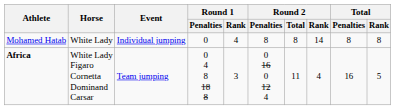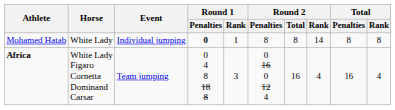(206, 40) normal -> (206, 40) bold
(236, 40) 4 -> (236, 40) 1
(296, 76) 11 -> (296, 76) 16
(379, 76) 5 -> (379, 76) 4
